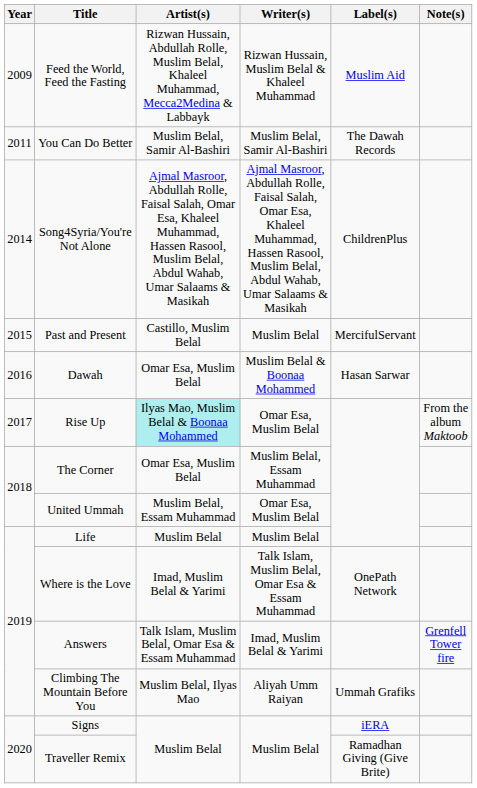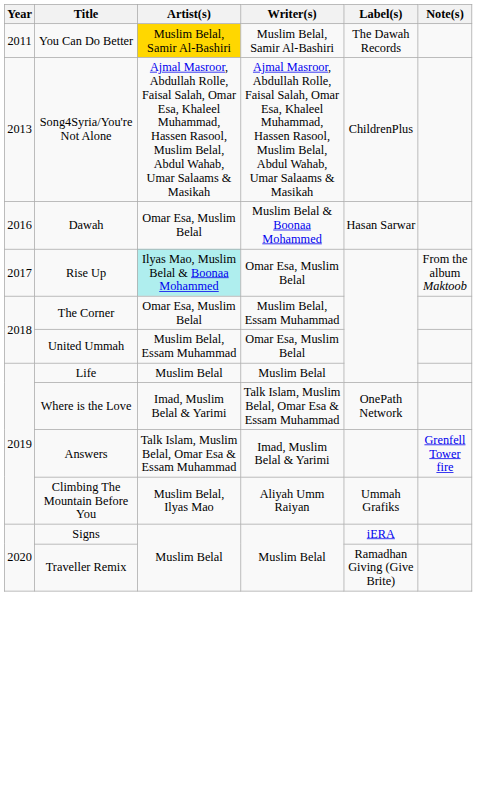- row: (85, 75)
(188, 143) no background -> (189, 40) gold background
(20, 239) 2014 -> (20, 129) 2013
- row: (85, 334)
